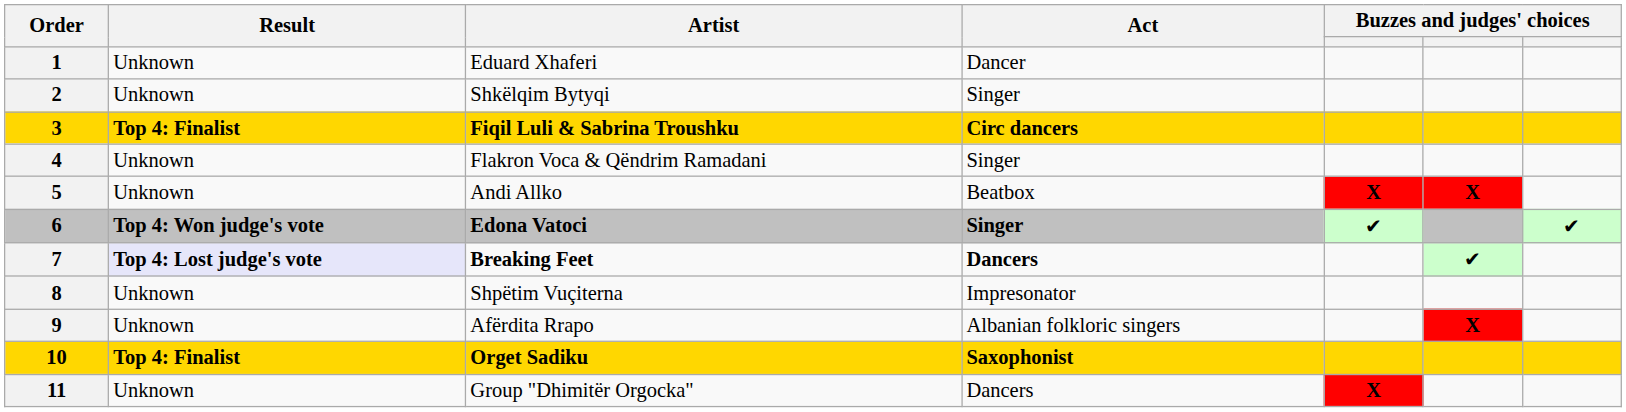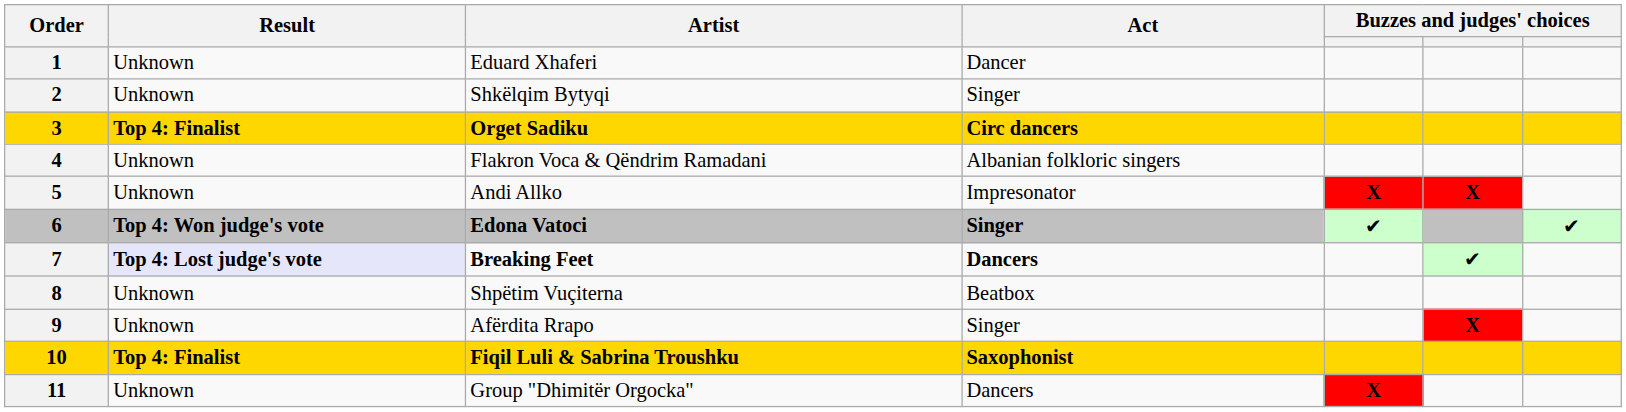(605, 127) Fiqil Luli & Sabrina Troushku -> (529, 127) Orget Sadiku
(993, 160) Singer -> (1073, 160) Albanian folkloric singers
(1001, 192) Beatbox -> (1021, 192) Impresonator
(1021, 292) Impresonator -> (1001, 292) Beatbox
(1073, 325) Albanian folkloric singers -> (993, 325) Singer
(529, 357) Orget Sadiku -> (605, 357) Fiqil Luli & Sabrina Troushku
